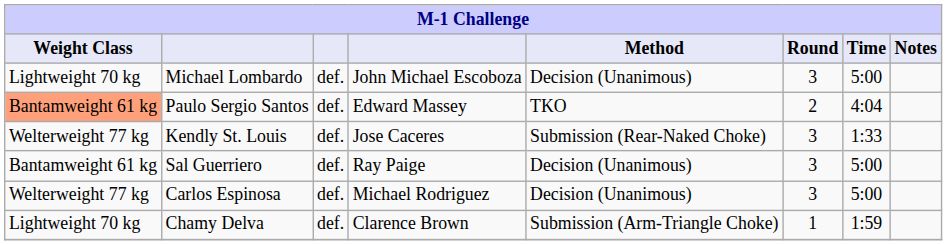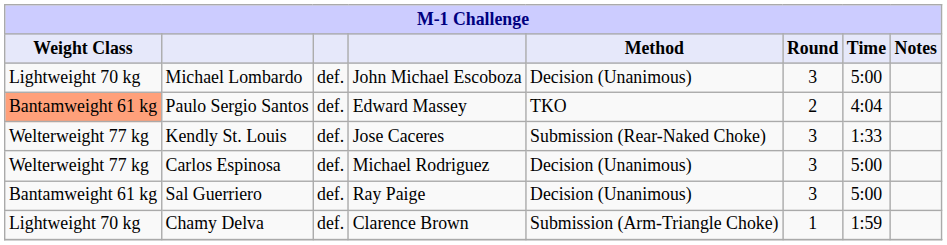rows swapped: (223, 194) <-> (214, 165)
